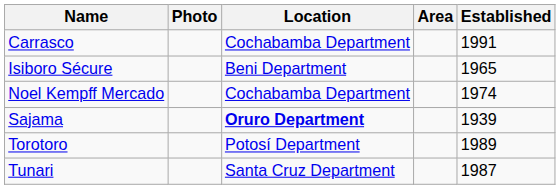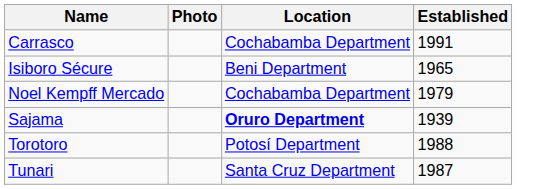- column: (435, 17)
(479, 94) 1974 -> (435, 94) 1979
(479, 145) 1989 -> (435, 145) 1988
